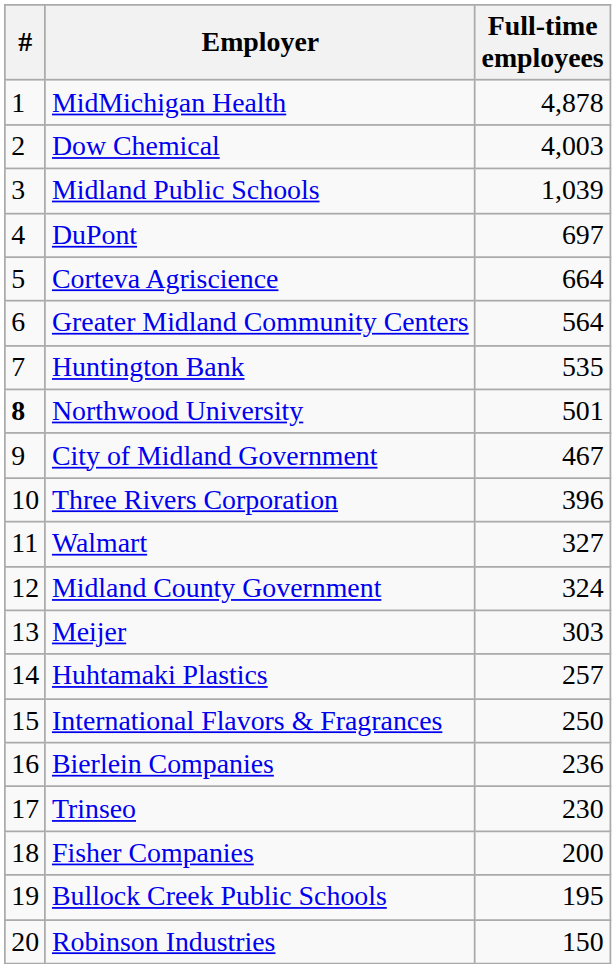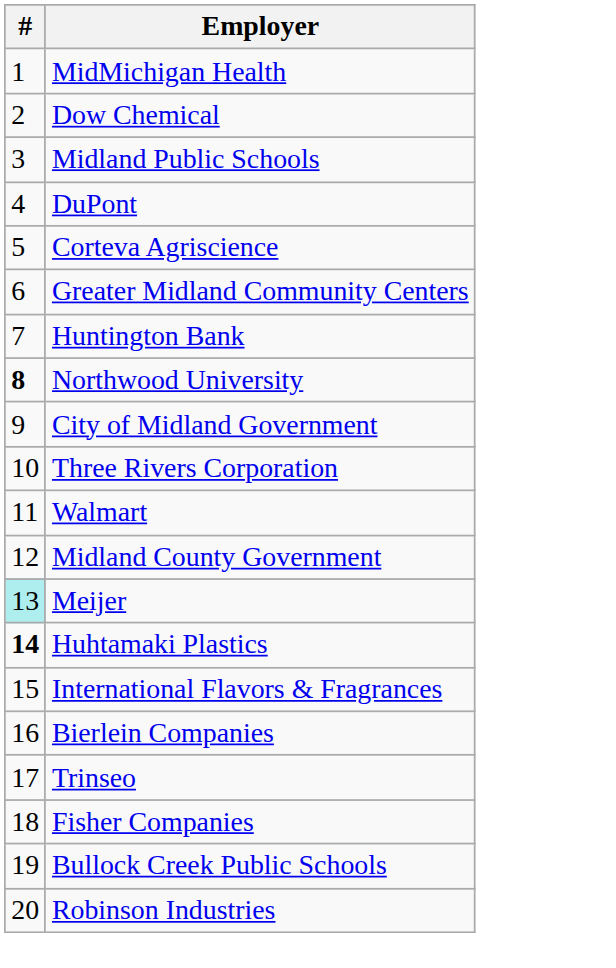- column: (543, 42)
(25, 631) no background -> (25, 600) paleturquoise background
(25, 676) normal -> (25, 644) bold
